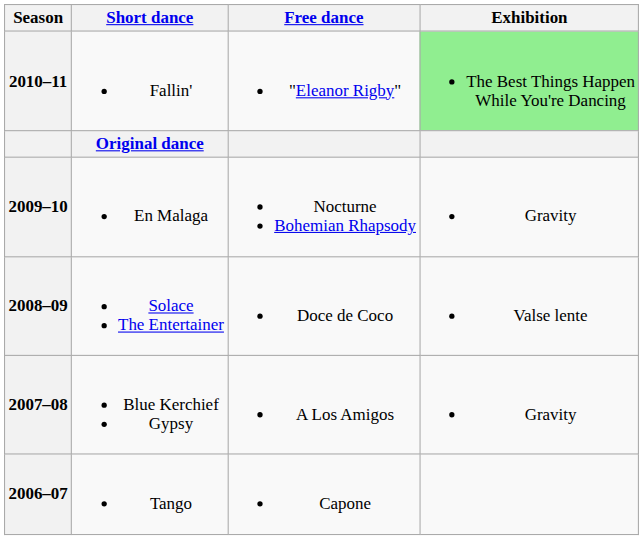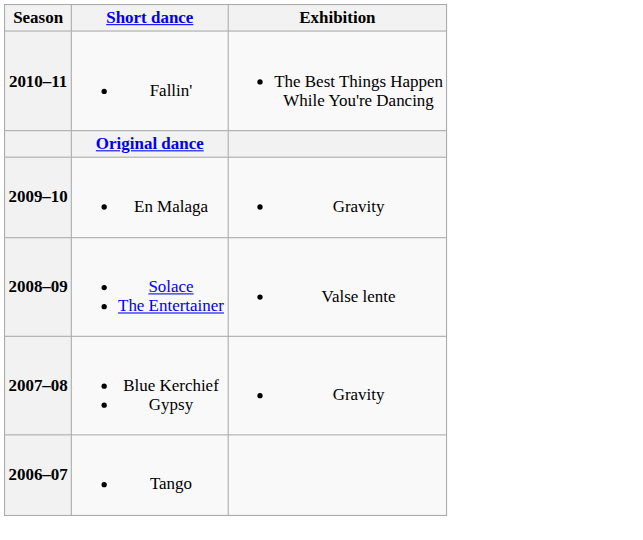- column: (324, 17)
(529, 90) lightgreen background -> (337, 90) no background
